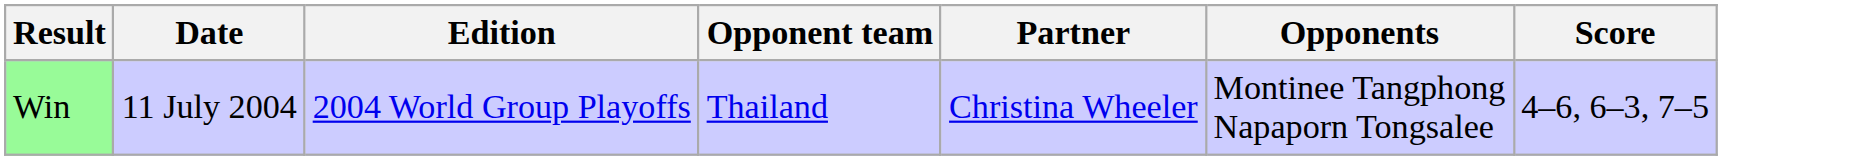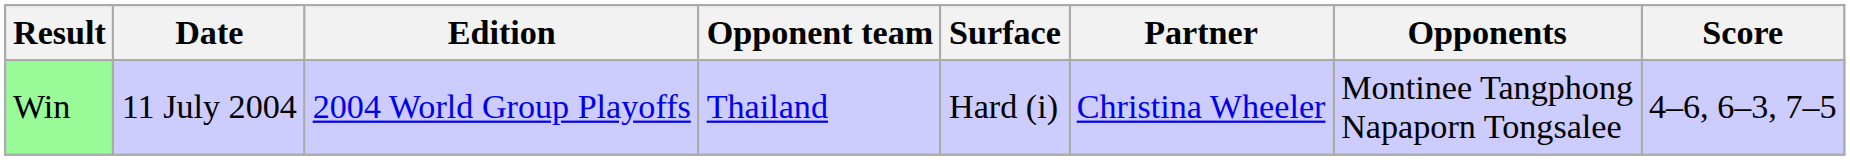+ column: (1005, 31)
